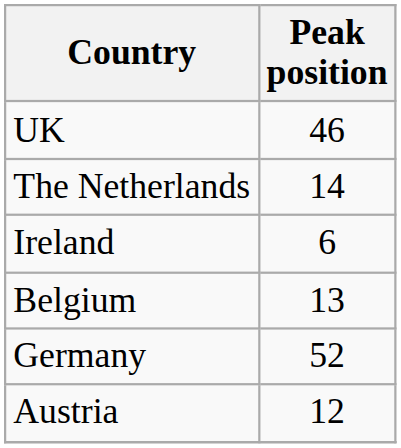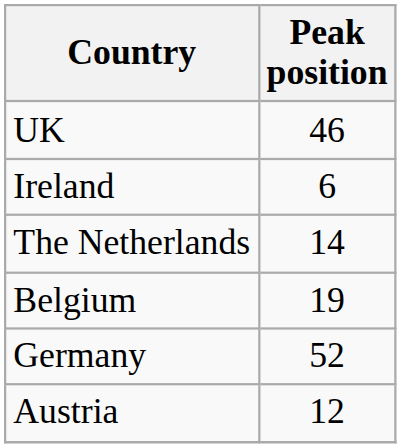rows swapped: (64, 242) <-> (132, 186)
(327, 299) 13 -> (327, 299) 19
